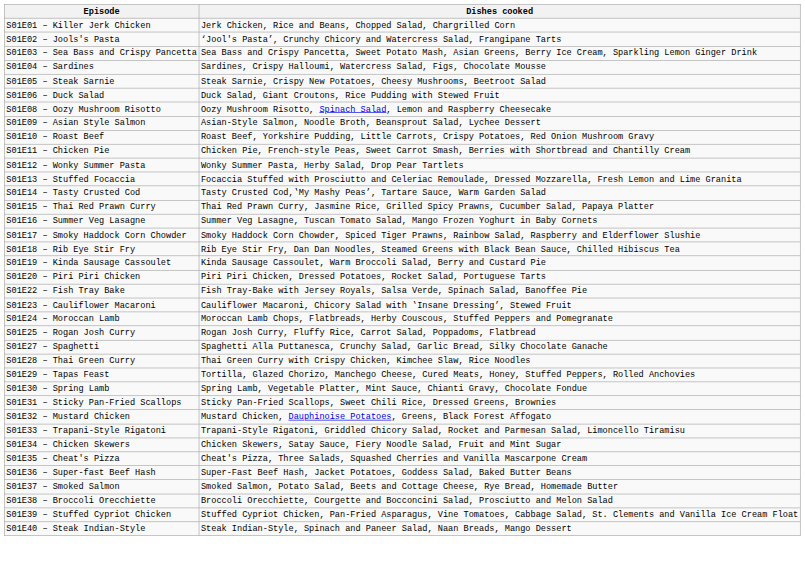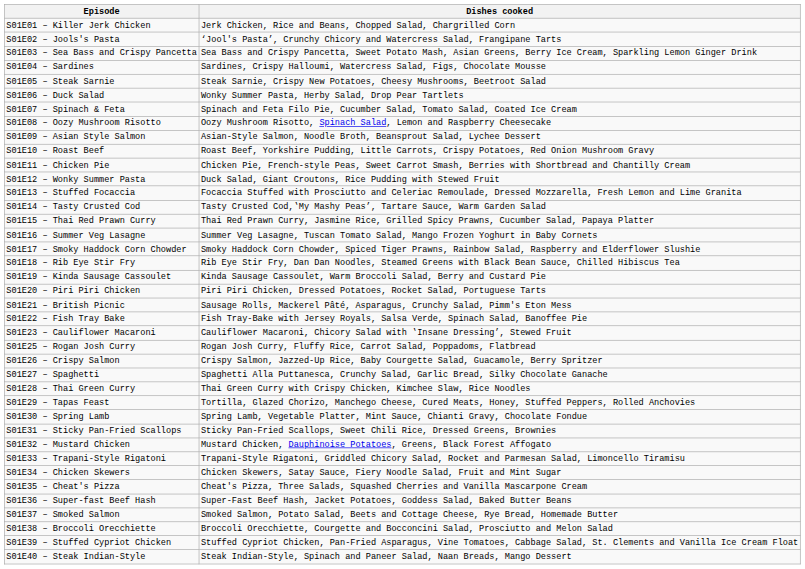(350, 95) Duck Salad, Giant Croutons, Rice Pudding with Stewed Fruit -> (332, 95) Wonky Summer Pasta, Herby Salad, Drop Pear Tartlets
+ row: (66, 109)
(332, 165) Wonky Summer Pasta, Herby Salad, Drop Pear Tartlets -> (350, 179) Duck Salad, Giant Croutons, Rice Pudding with Stewed Fruit
+ row: (66, 305)
- row: (63, 319)
+ row: (63, 361)
